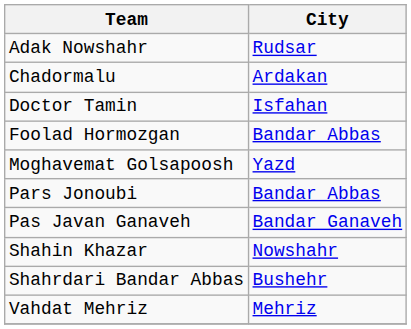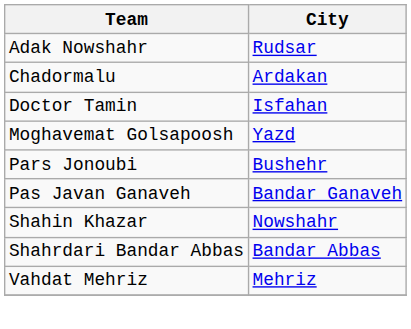- row: (94, 135)
(317, 193) Bandar Abbas -> (290, 164) Bushehr
(290, 280) Bushehr -> (317, 251) Bandar Abbas
